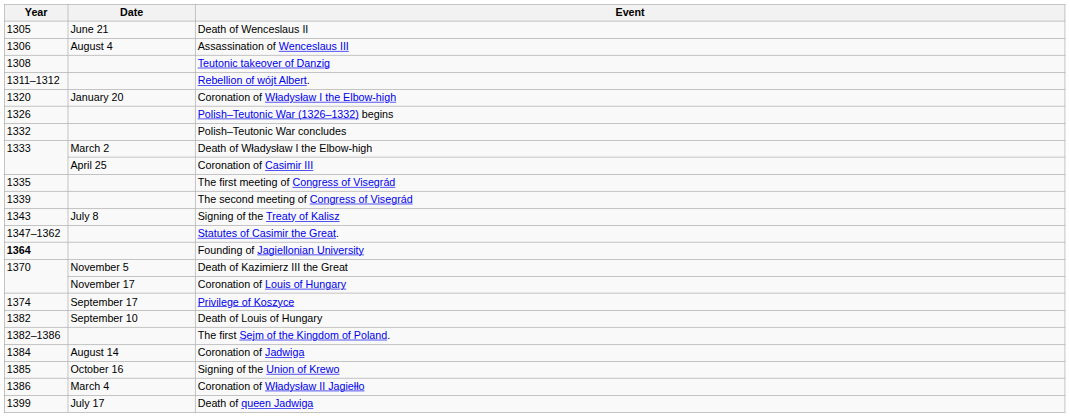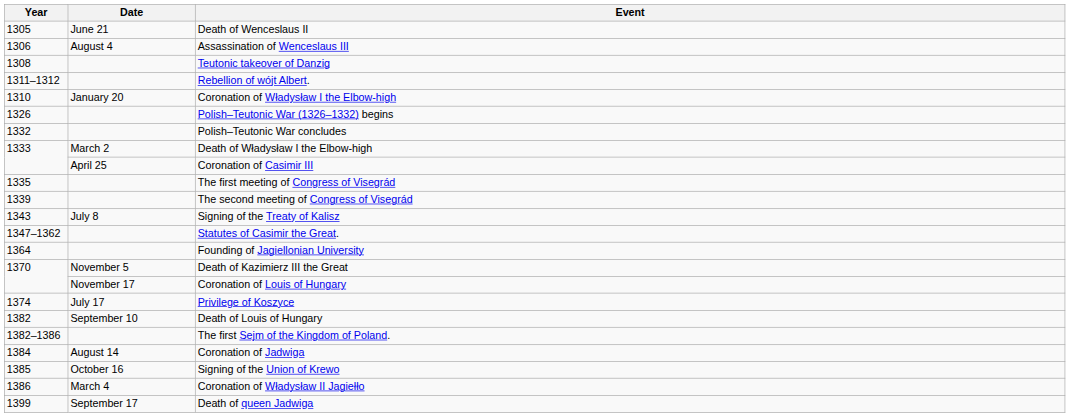(19, 98) 1320 -> (19, 98) 1310
(19, 251) bold -> (19, 251) normal
(104, 302) September 17 -> (87, 302) July 17
(87, 404) July 17 -> (104, 404) September 17
